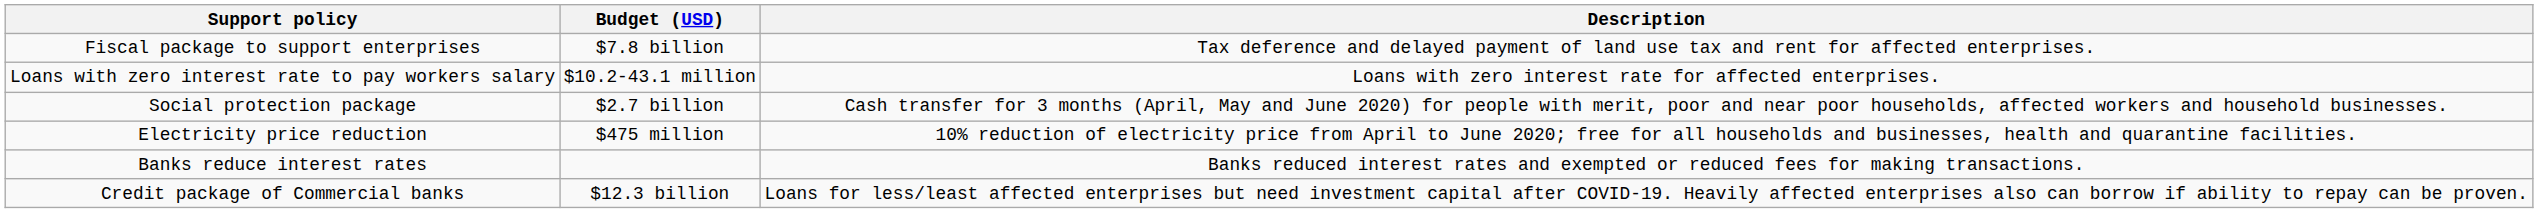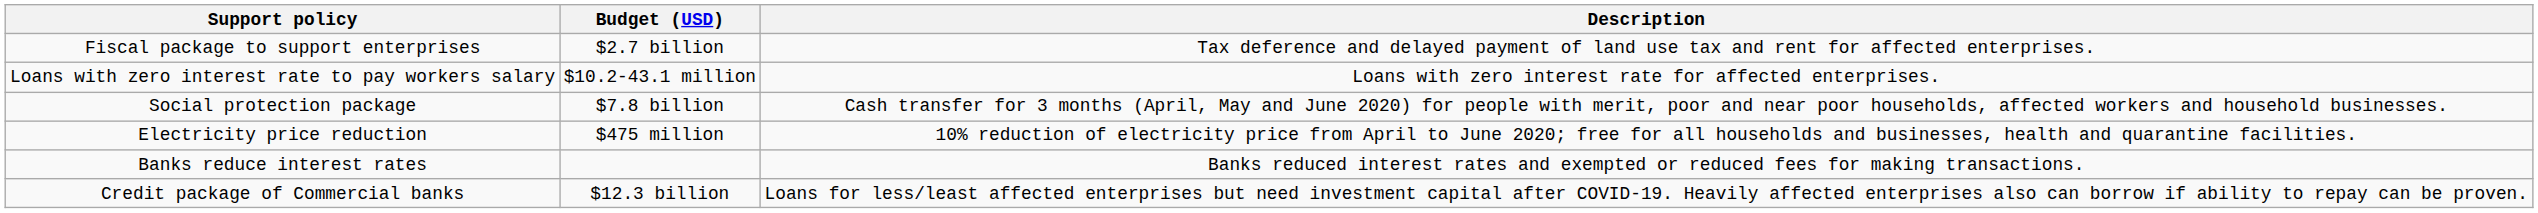(660, 48) $7.8 billion -> (660, 48) $2.7 billion
(660, 106) $2.7 billion -> (660, 106) $7.8 billion
